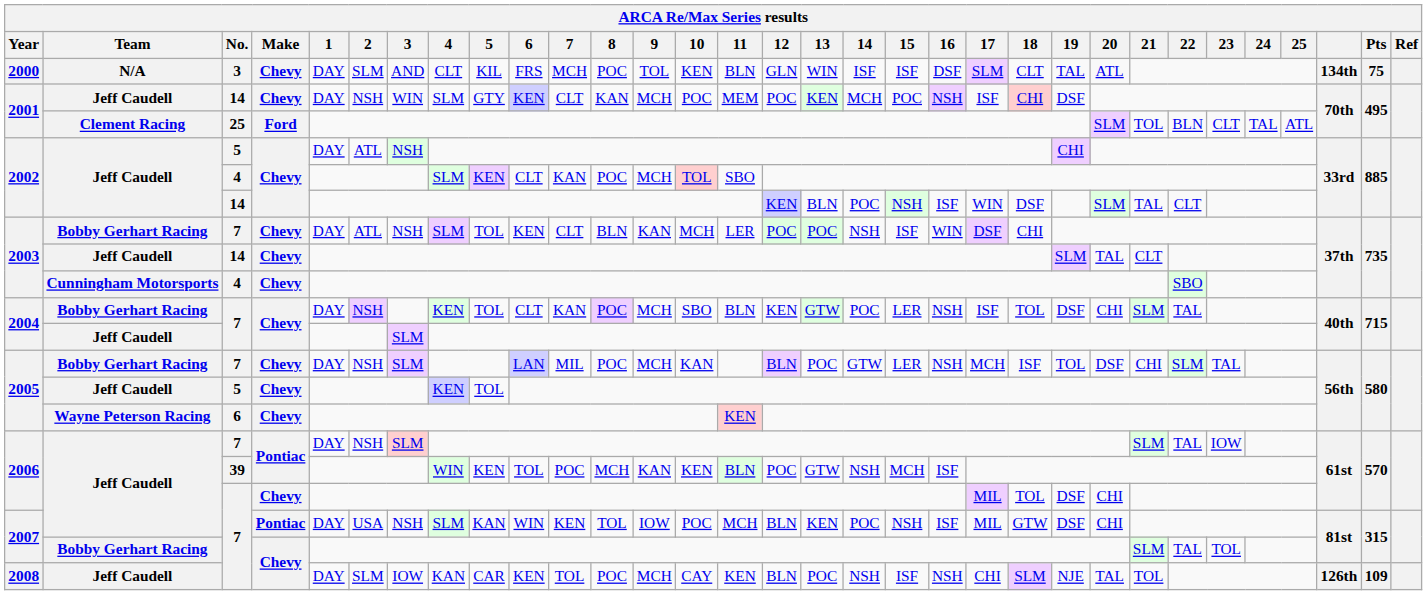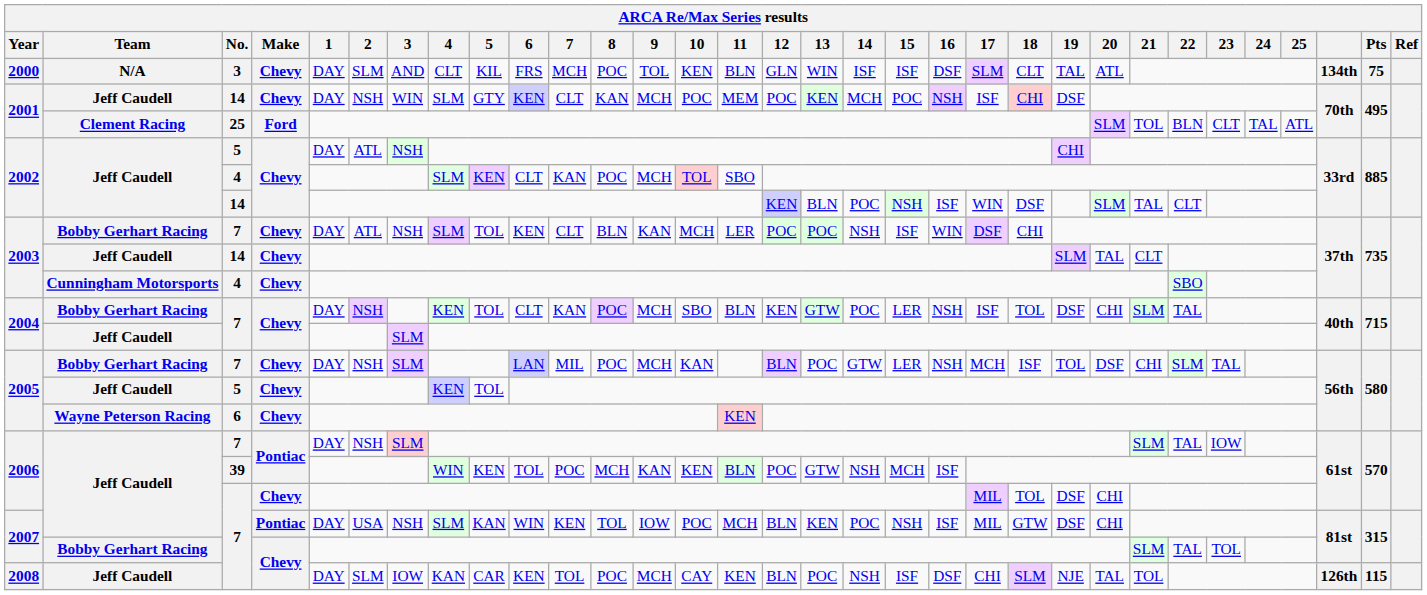(947, 576) NSH -> (947, 576) DSF
(1376, 576) 109 -> (1376, 576) 115
